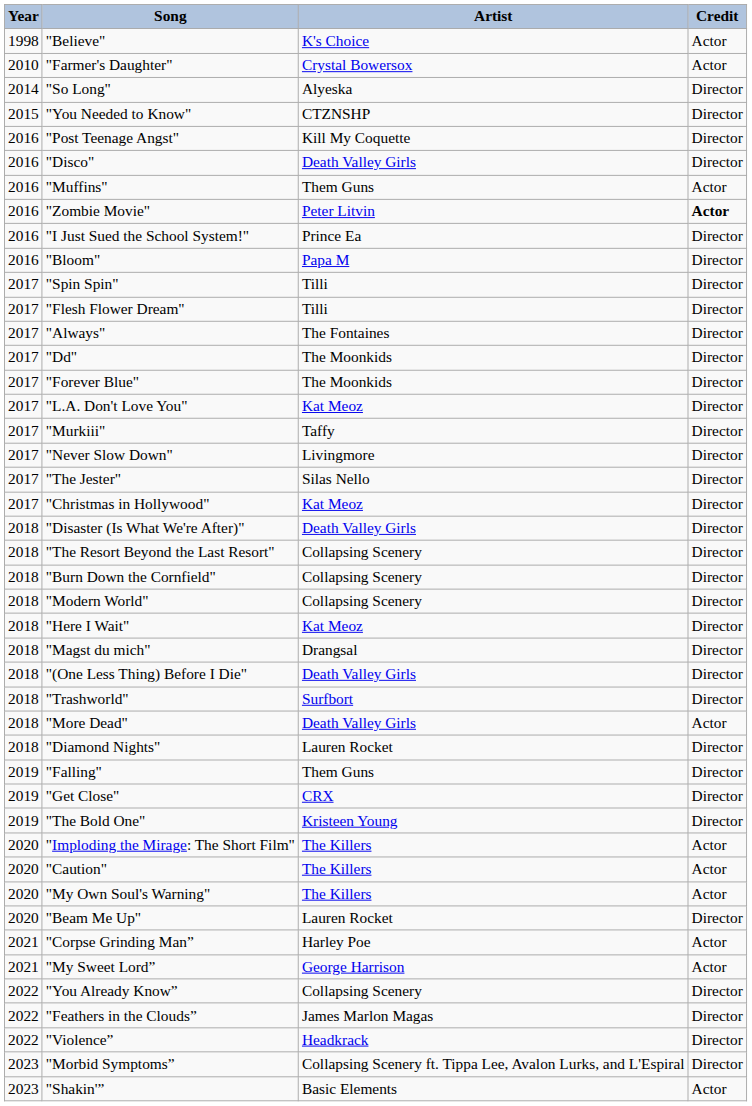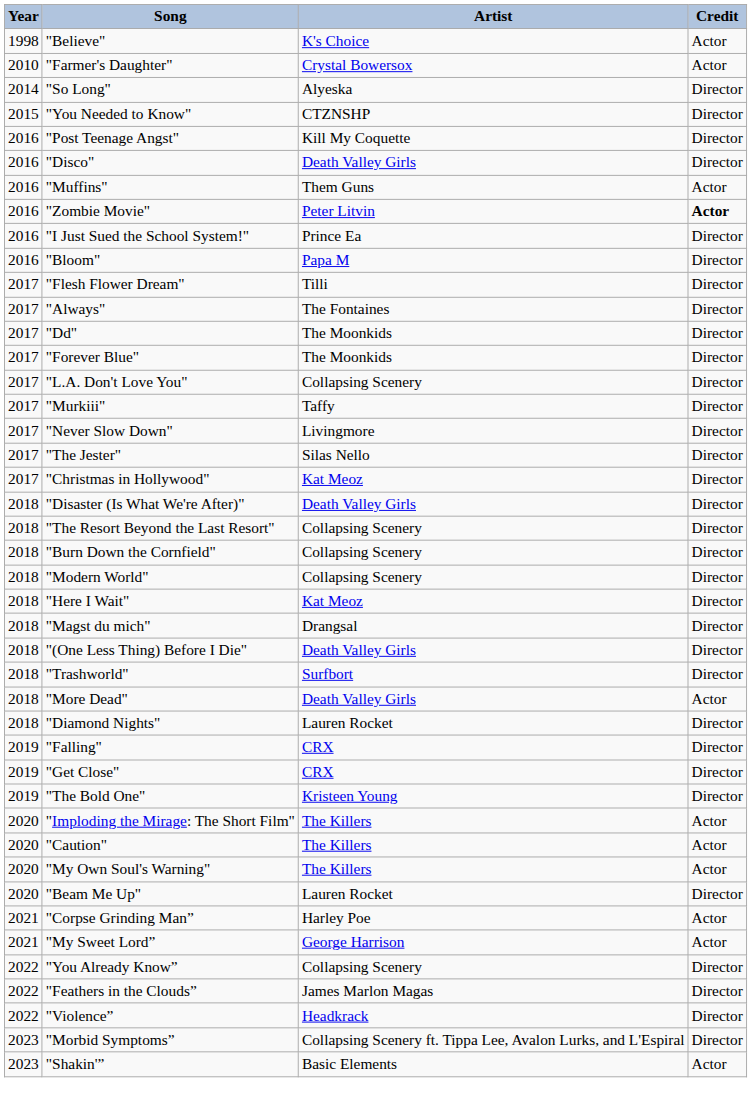- row: (82, 284)
(332, 406) Kat Meoz -> (362, 382) Collapsing Scenery
(338, 771) Them Guns -> (318, 747) CRX
